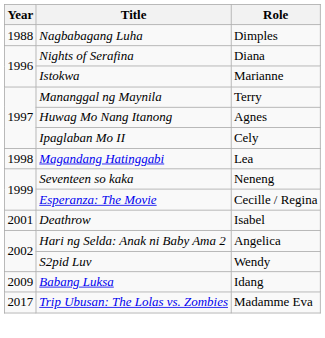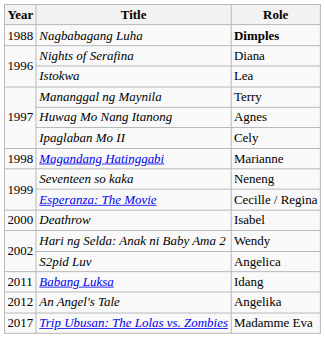(256, 35) normal -> (257, 35) bold
(259, 76) Marianne -> (244, 76) Lea
(244, 158) Lea -> (259, 158) Marianne
(20, 220) 2001 -> (20, 220) 2000
(257, 240) Angelica -> (252, 240) Wendy
(252, 261) Wendy -> (257, 261) Angelica
(20, 281) 2009 -> (20, 281) 2011
+ row: (80, 302)
